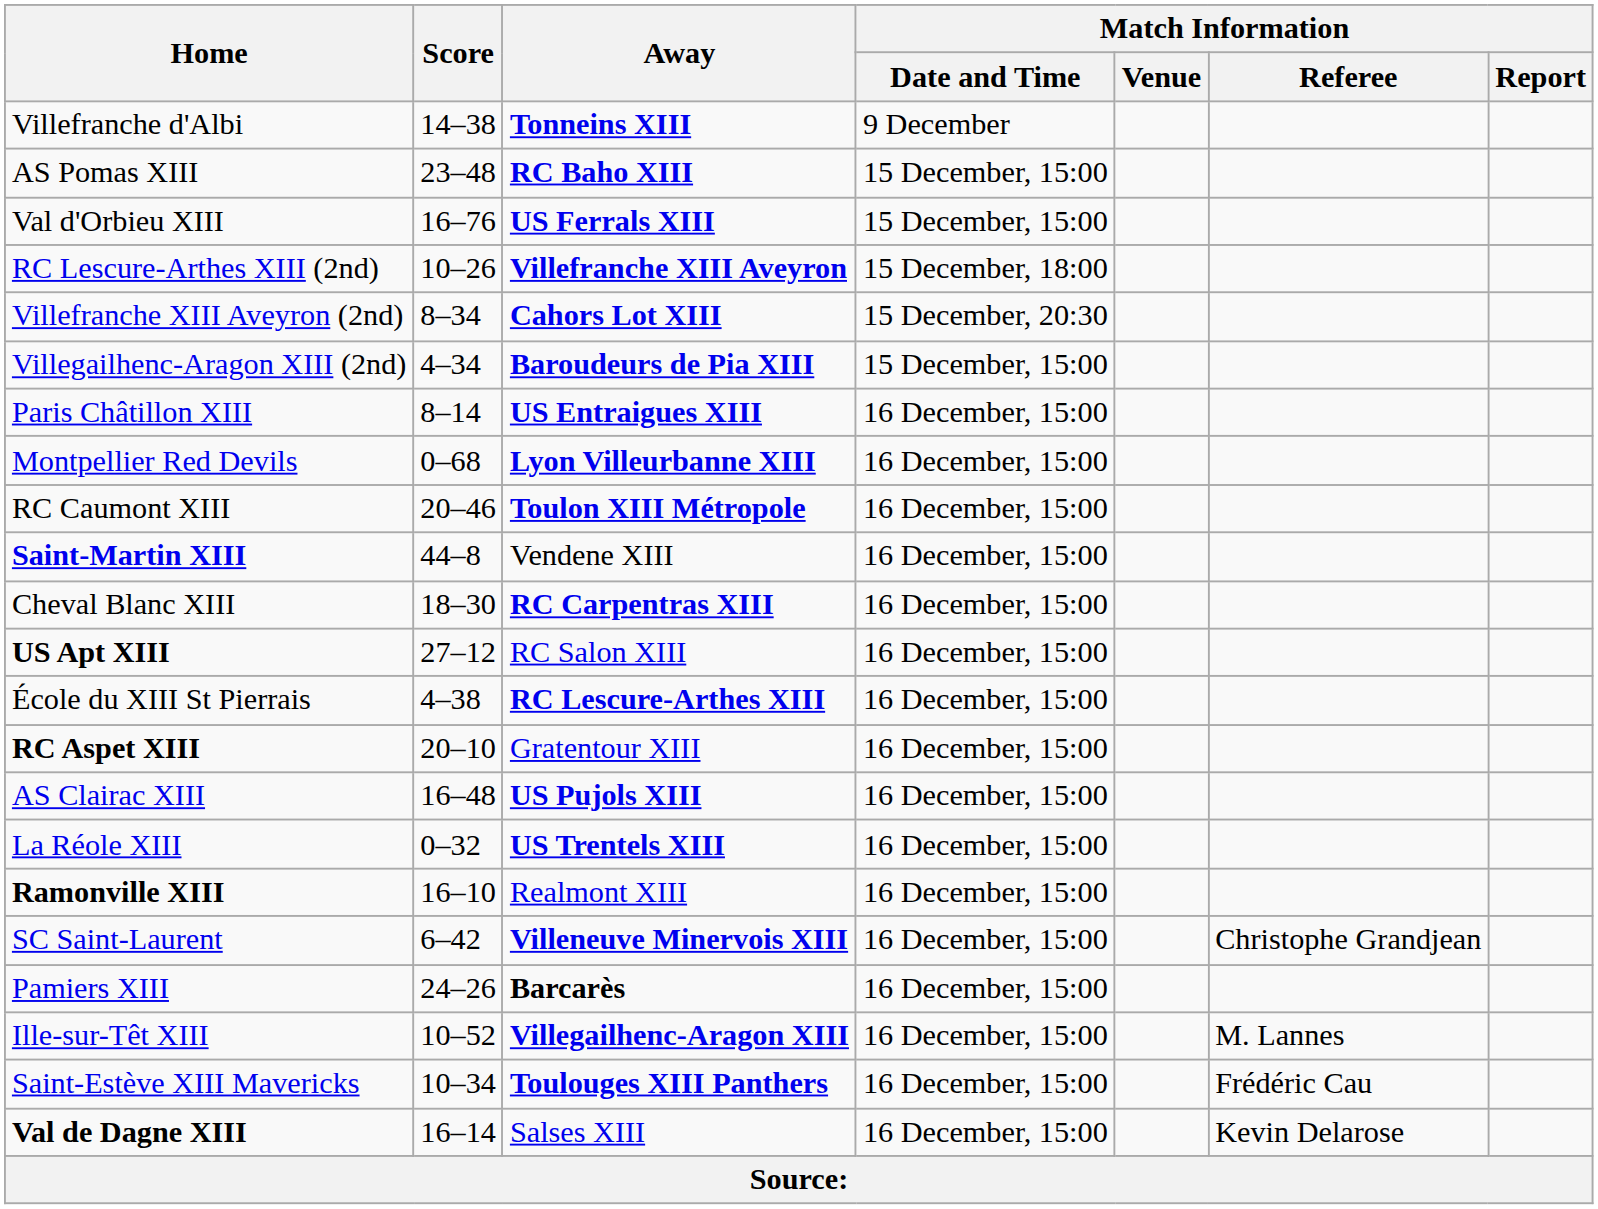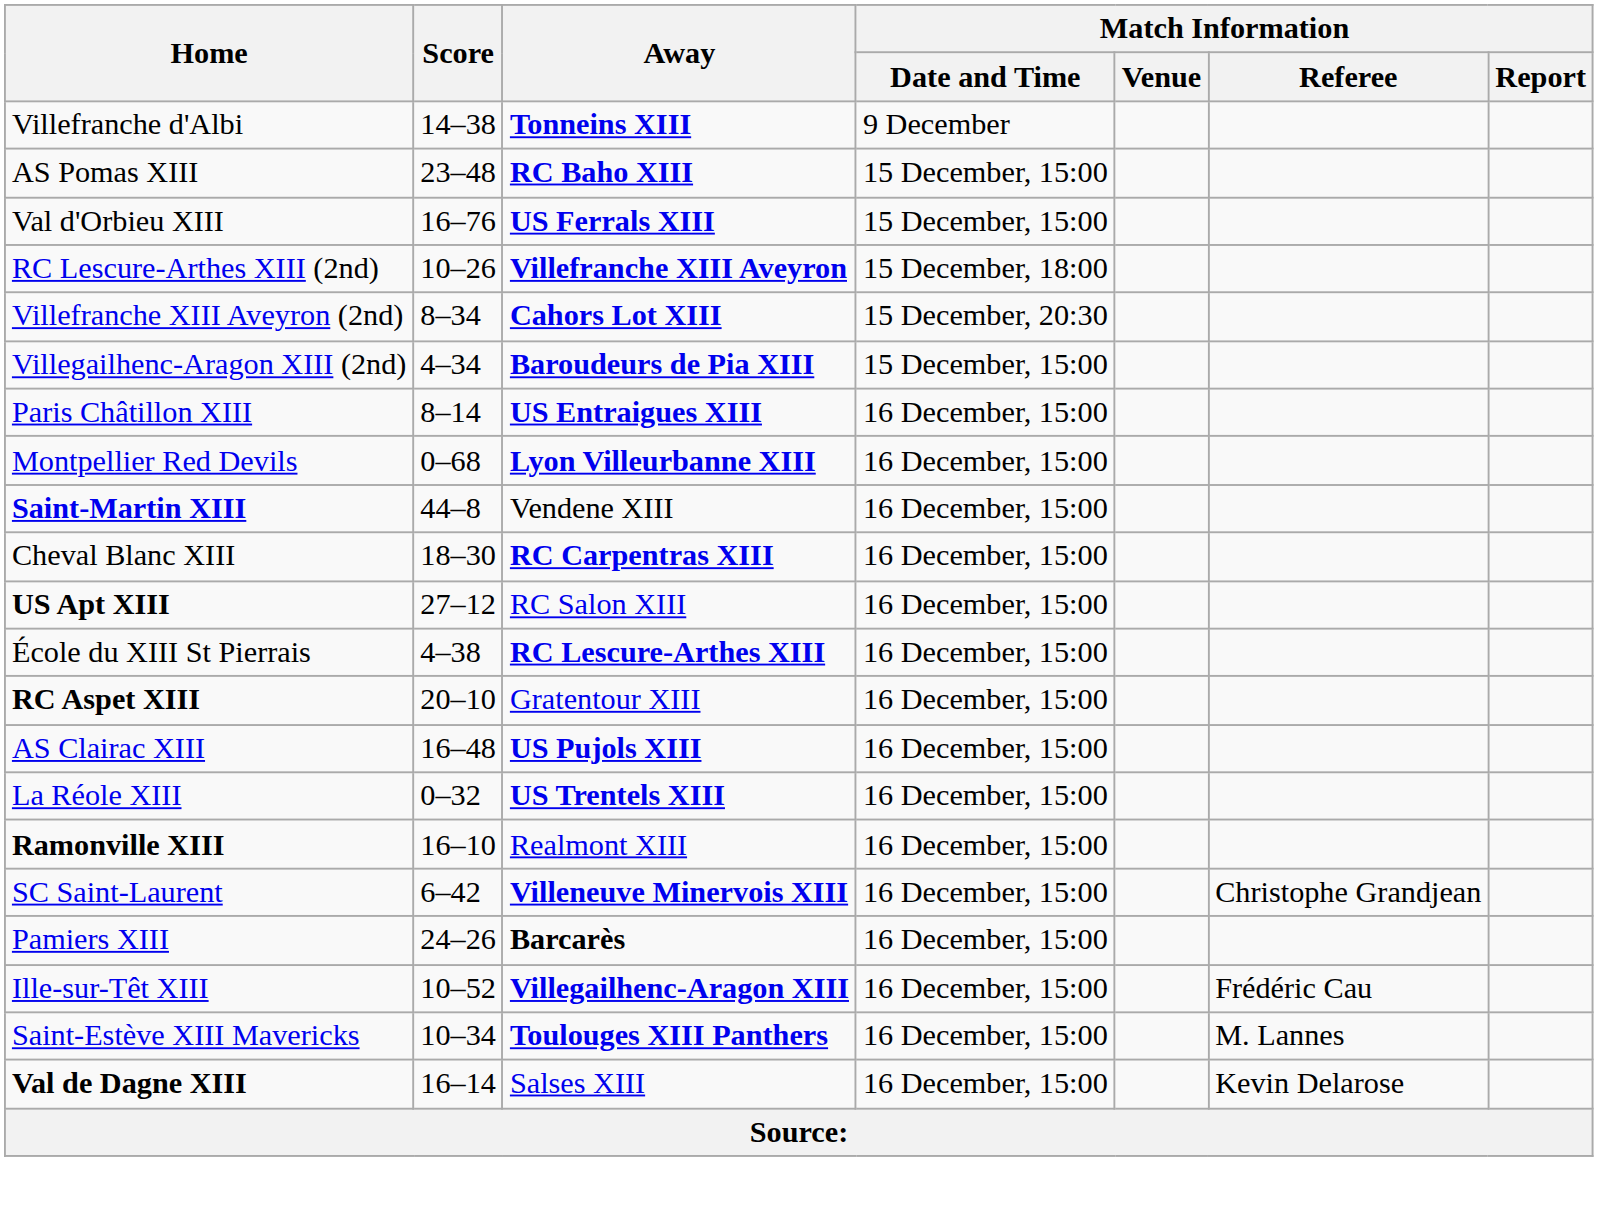- row: (121, 508)
(1280, 1035) M. Lannes -> (1294, 987) Frédéric Cau
(1294, 1083) Frédéric Cau -> (1280, 1035) M. Lannes
